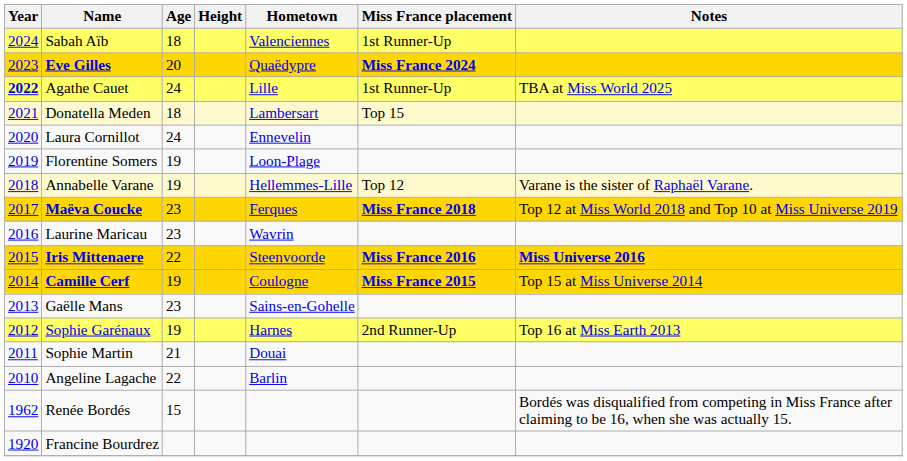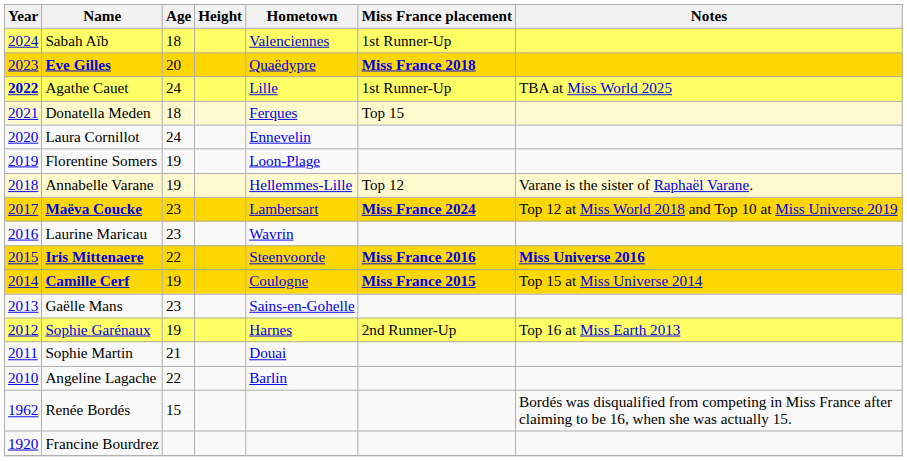(419, 64) Miss France 2024 -> (419, 64) Miss France 2018
(284, 112) Lambersart -> (273, 112) Ferques
(273, 209) Ferques -> (284, 209) Lambersart
(419, 209) Miss France 2018 -> (419, 209) Miss France 2024
